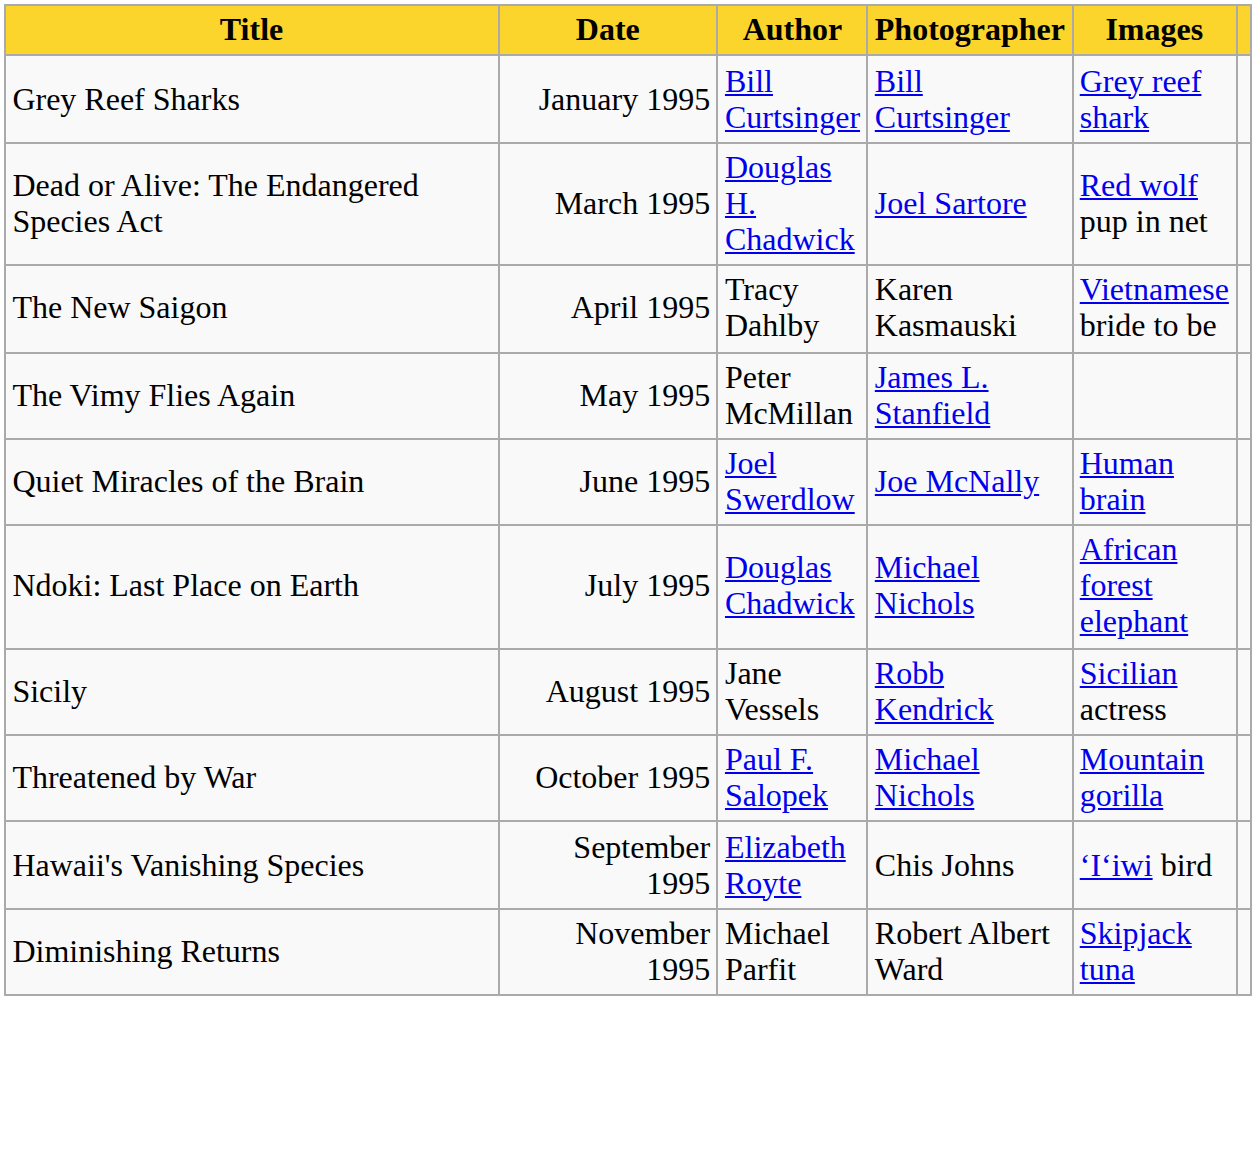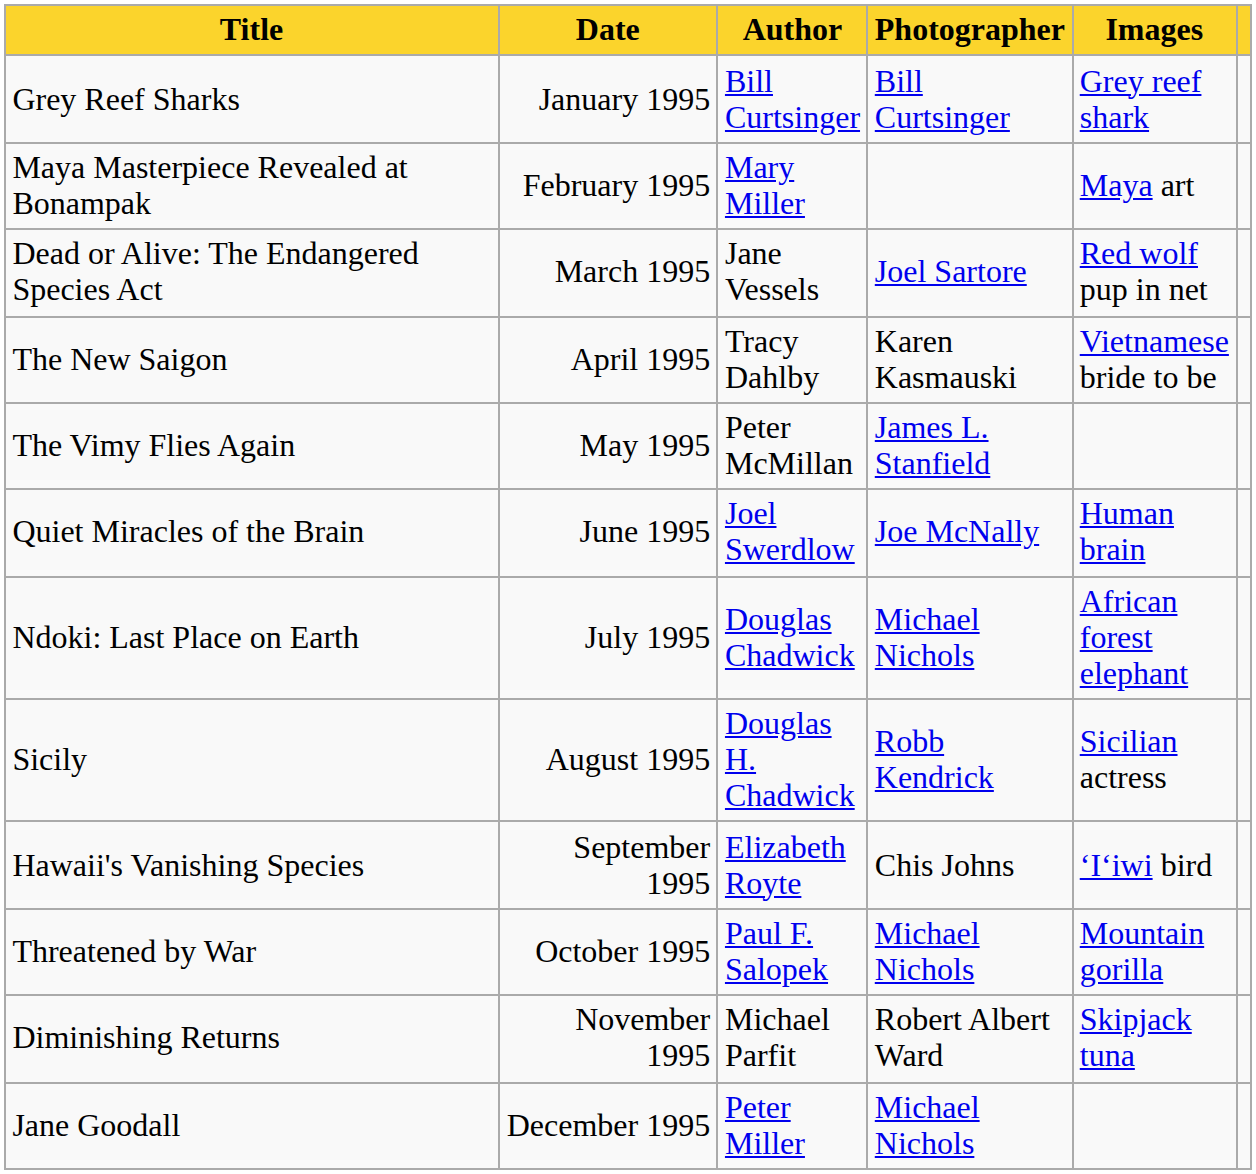+ row: (210, 185)
(790, 203) Douglas H. Chadwick -> (772, 272) Jane Vessels
(772, 691) Jane Vessels -> (790, 759) Douglas H. Chadwick
rows swapped: (188, 864) <-> (134, 777)
+ row: (96, 1124)
